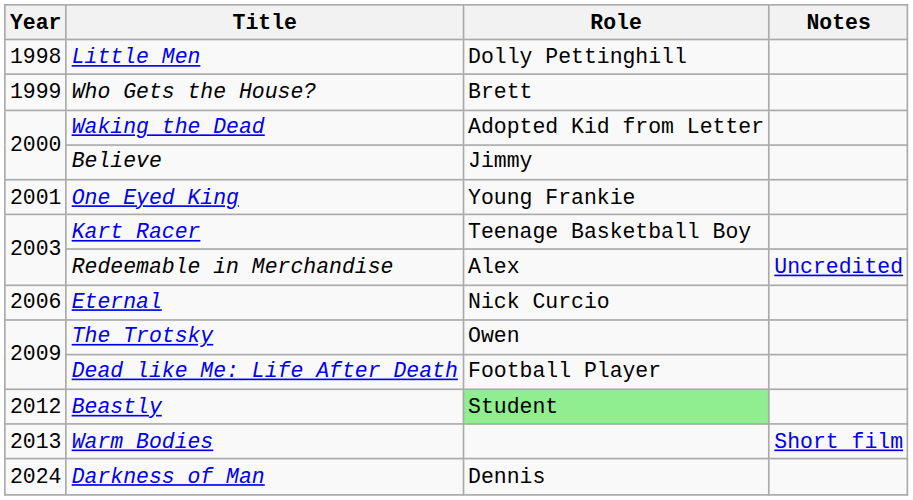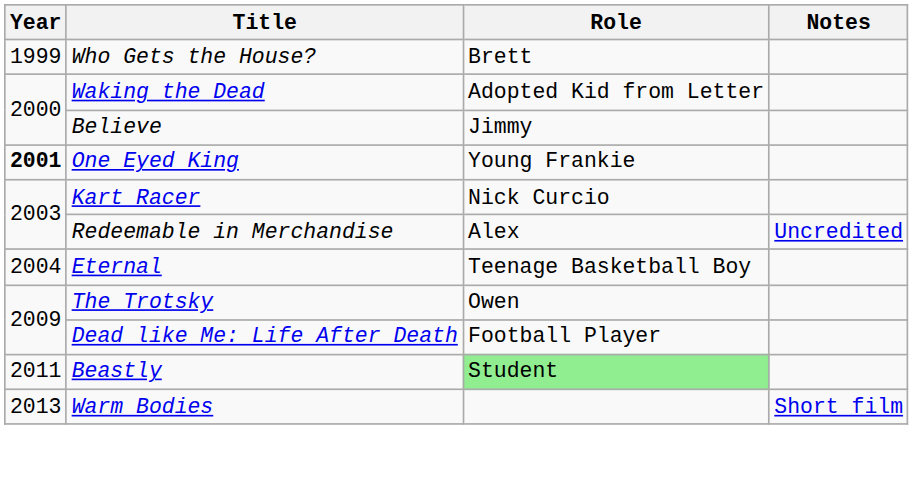- row: (136, 57)
(36, 197) normal -> (36, 162) bold
(610, 232) Teenage Basketball Boy -> (539, 197) Nick Curcio
(36, 302) 2006 -> (36, 267) 2004
(539, 302) Nick Curcio -> (610, 267) Teenage Basketball Boy
(36, 407) 2012 -> (36, 372) 2011
- row: (168, 477)
